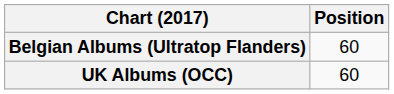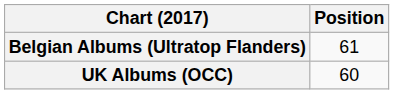(349, 46) 60 -> (349, 46) 61
